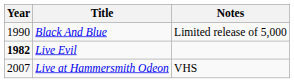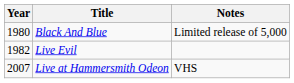(19, 31) 1990 -> (19, 31) 1980
(19, 50) bold -> (19, 50) normal
